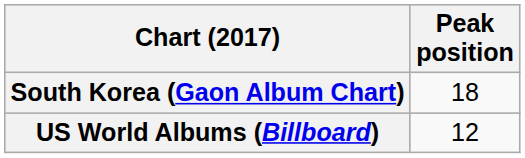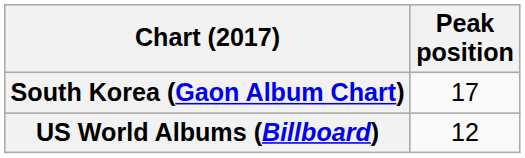(465, 92) 18 -> (465, 92) 17
